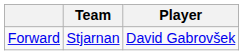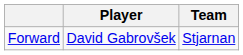columns swapped: (181, 15) <-> (93, 15)
